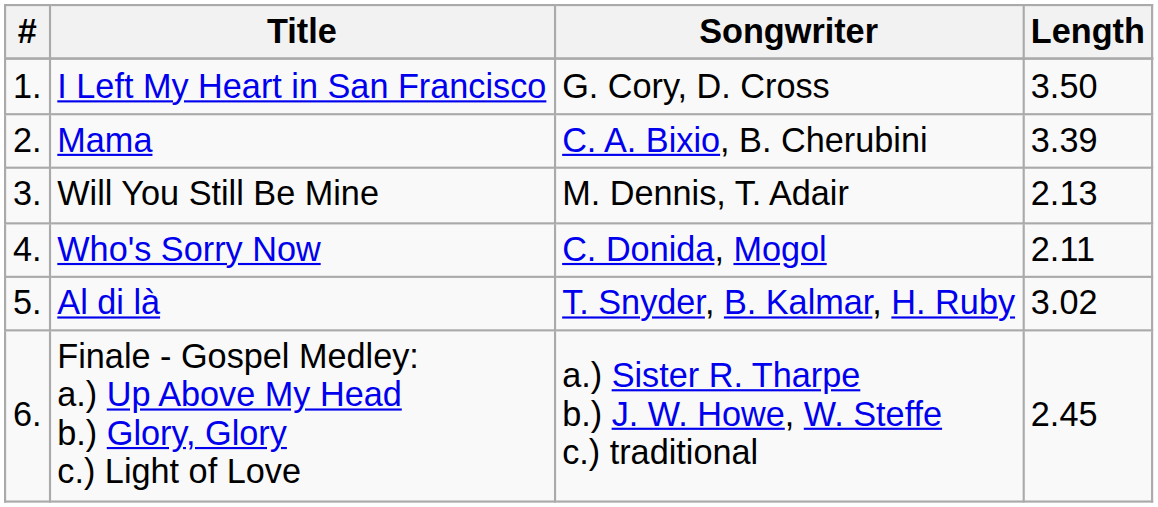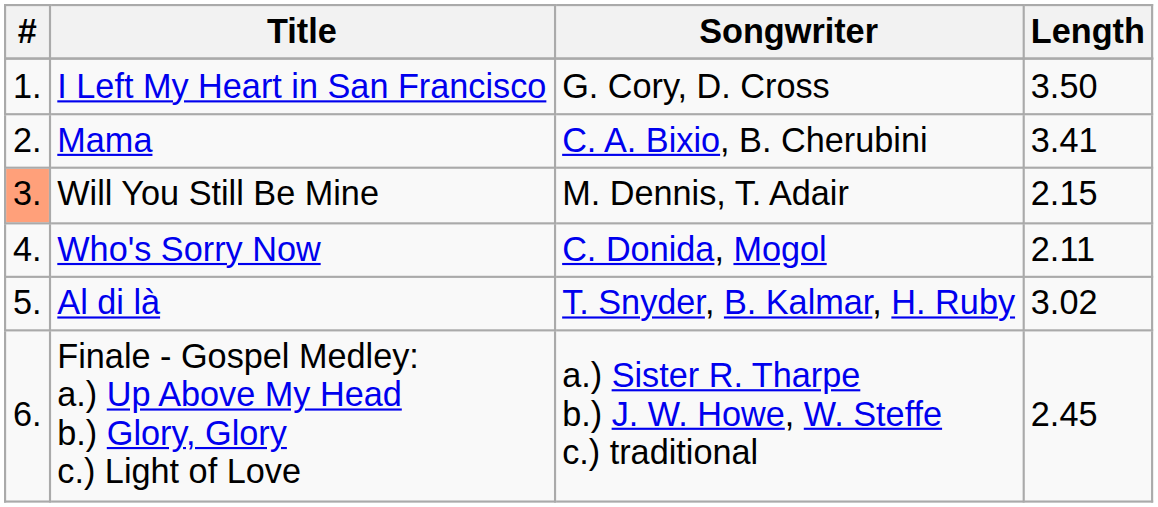(1064, 140) 3.39 -> (1064, 140) 3.41
(27, 194) no background -> (27, 194) lightsalmon background
(1064, 194) 2.13 -> (1064, 194) 2.15
